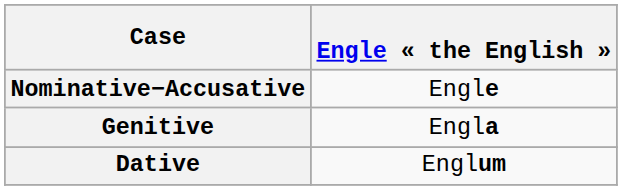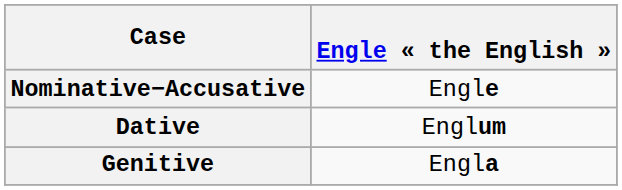rows swapped: (158, 127) <-> (158, 165)
